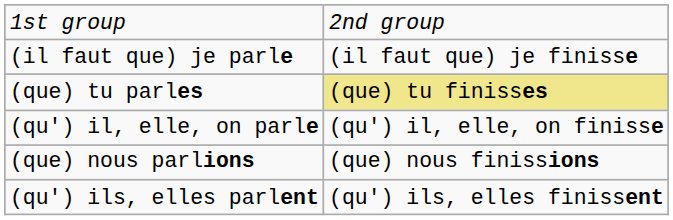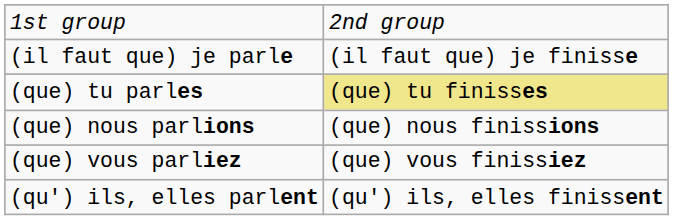- row: (164, 127)
+ row: (126, 162)
